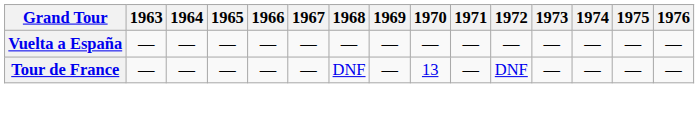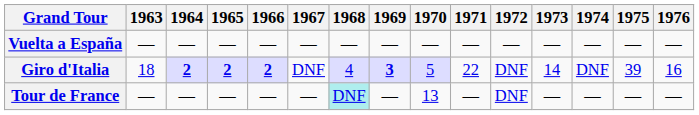+ row: (65, 69)
(349, 69) no background -> (349, 95) paleturquoise background
